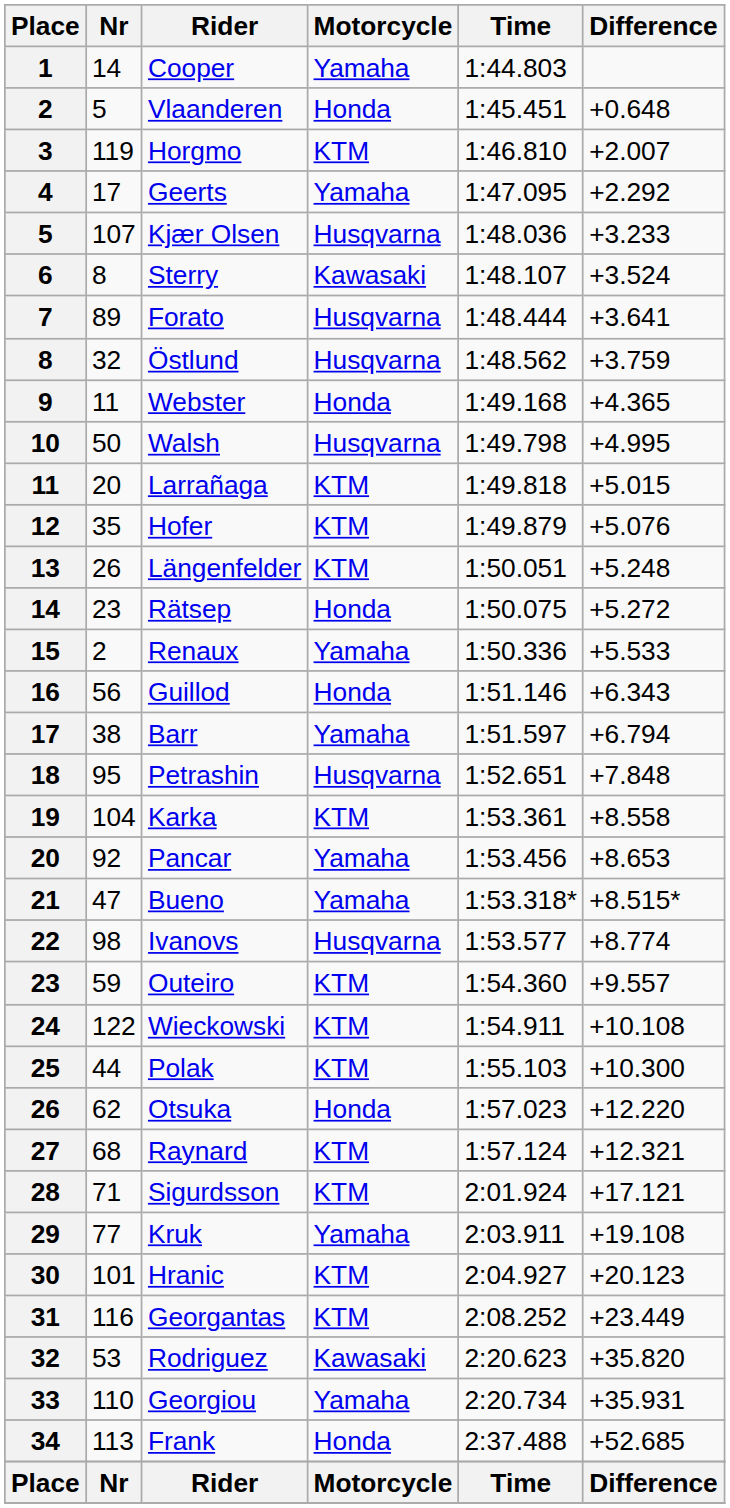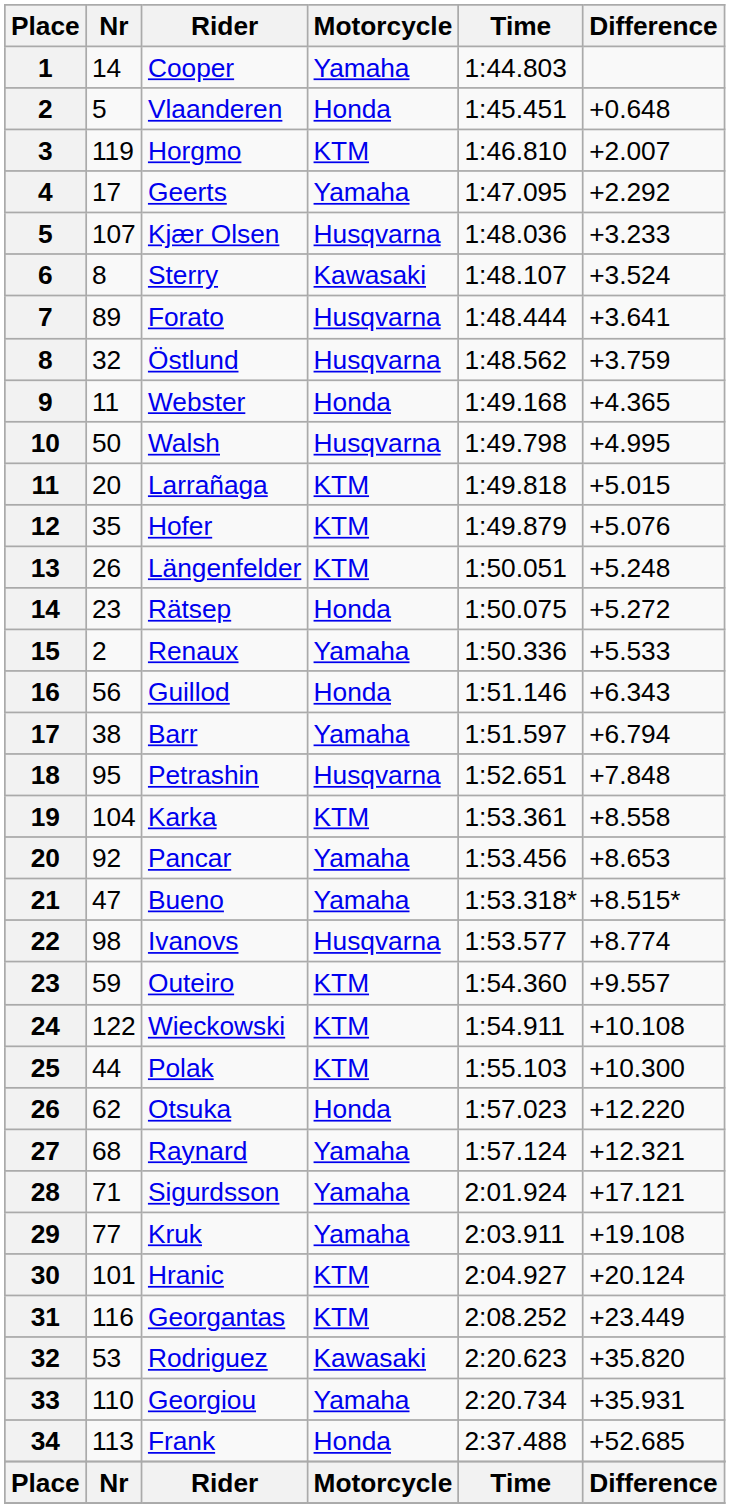(341, 1150) KTM -> (362, 1150) Yamaha
(341, 1191) KTM -> (362, 1191) Yamaha
(637, 1275) +20.123 -> (637, 1275) +20.124
